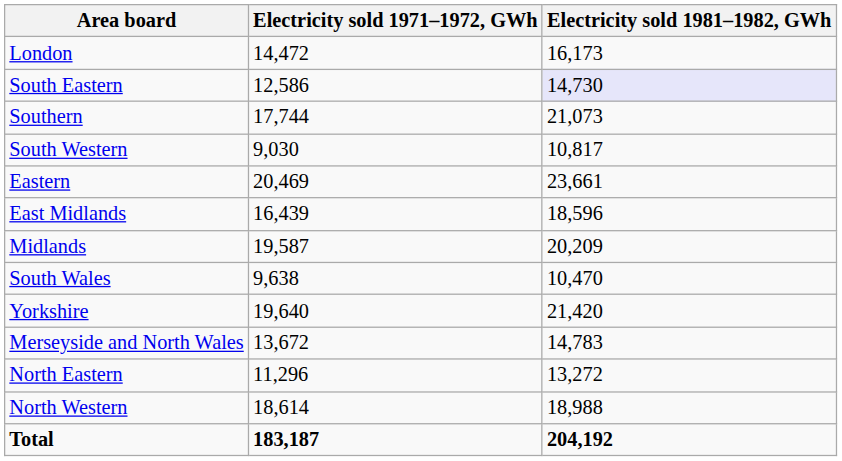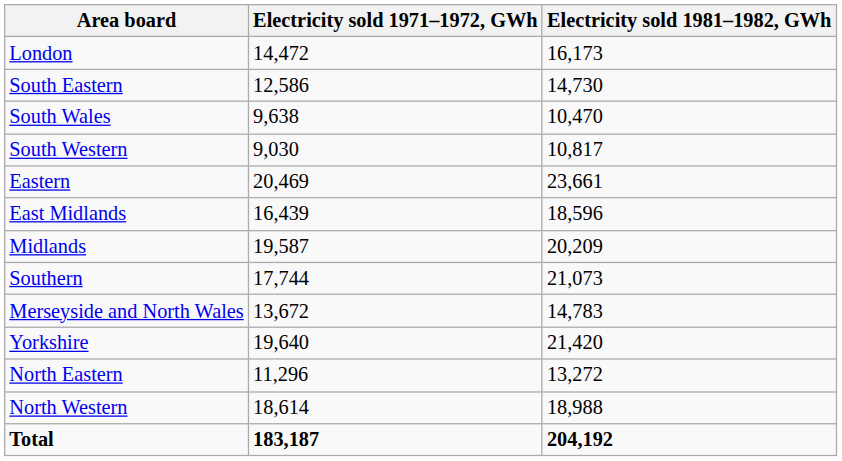(575, 85) lavender background -> (575, 85) no background
rows swapped: (46, 117) <-> (60, 278)
rows swapped: (127, 342) <-> (49, 310)
